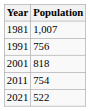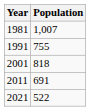(41, 47) 756 -> (41, 47) 755
(41, 81) 754 -> (41, 81) 691
